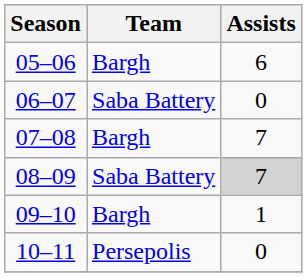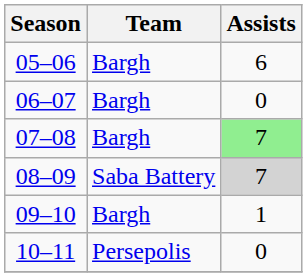(154, 99) Saba Battery -> (121, 99) Bargh
(261, 137) no background -> (261, 137) lightgreen background
